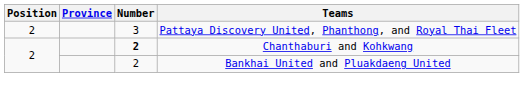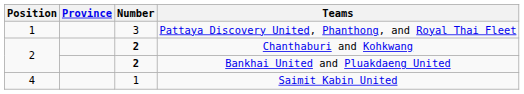(32, 30) 2 -> (32, 30) 1
(136, 64) normal -> (136, 64) bold
+ row: (338, 81)
